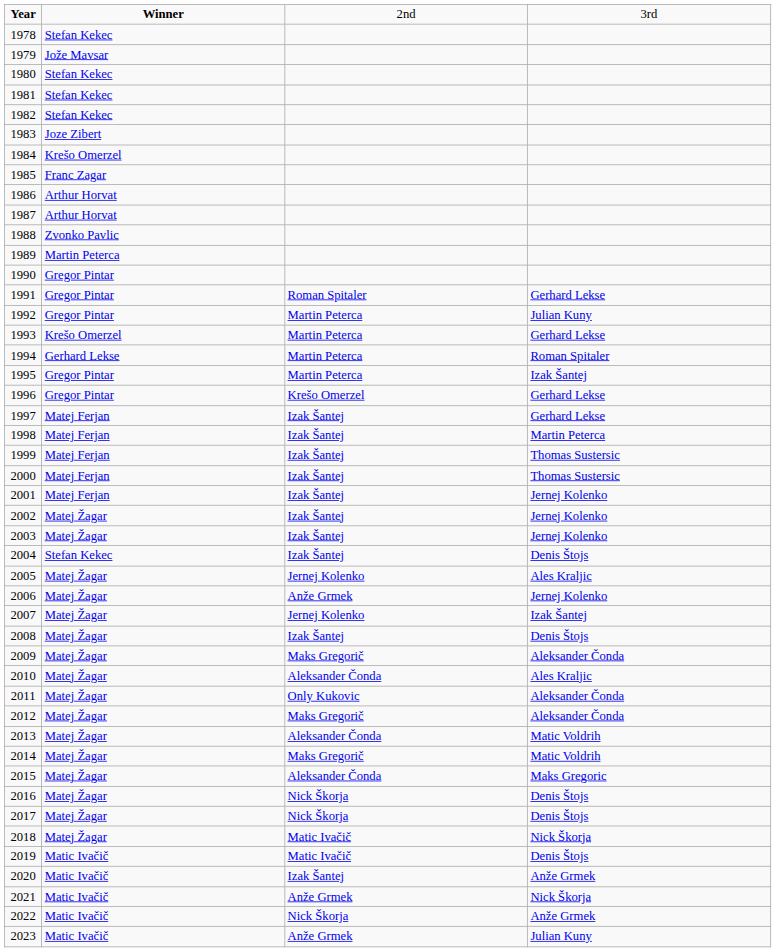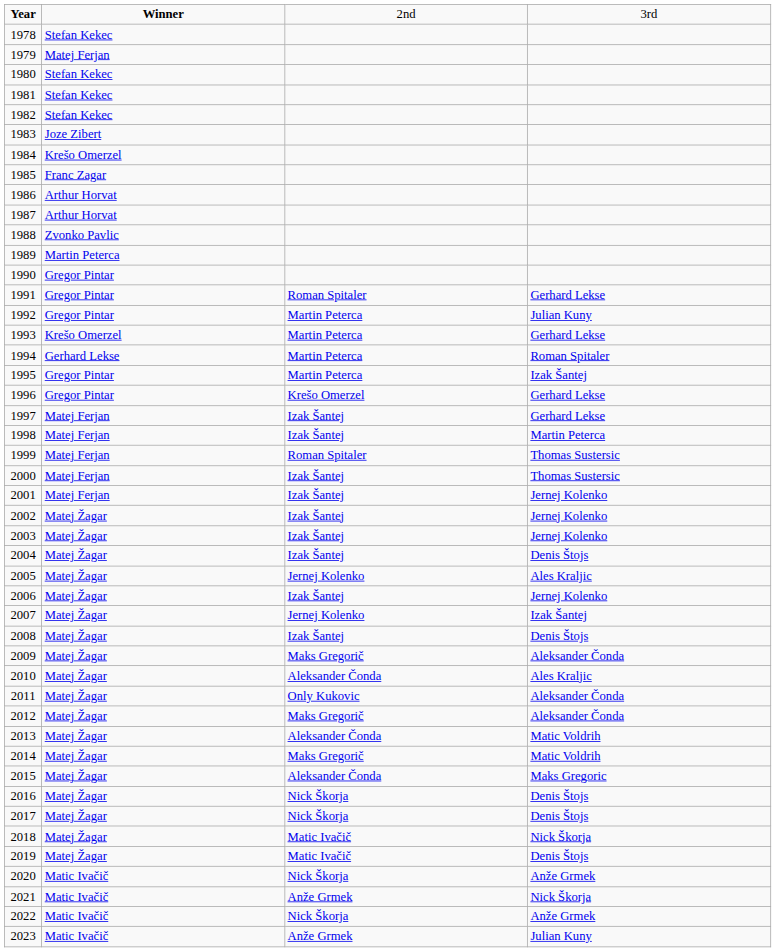(77, 54) Jože Mavsar -> (77, 54) Matej Ferjan
(316, 455) Izak Šantej -> (327, 455) Roman Spitaler
(79, 555) Stefan Kekec -> (76, 555) Matej Žagar
(320, 595) Anže Grmek -> (316, 595) Izak Šantej
(76, 856) Matic Ivačič -> (76, 856) Matej Žagar
(316, 876) Izak Šantej -> (318, 876) Nick Škorja
